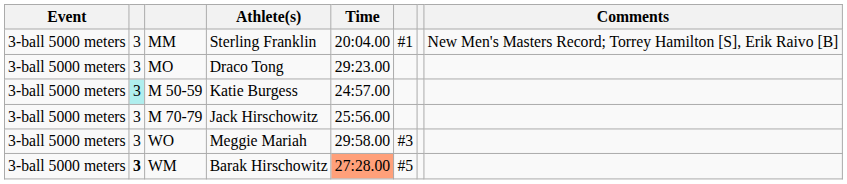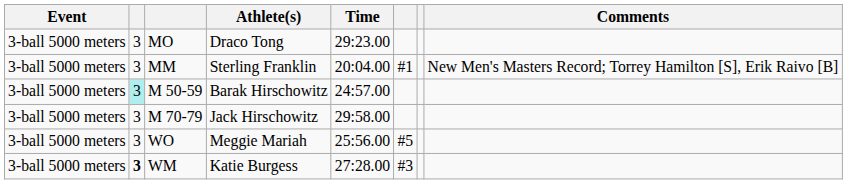rows swapped: (161, 66) <-> (162, 41)
(254, 91) Katie Burgess -> (269, 91) Barak Hirschowitz
(363, 116) 25:56.00 -> (363, 116) 29:58.00
(363, 141) 29:58.00 -> (363, 141) 25:56.00
(405, 141) #3 -> (405, 141) #5
(269, 166) Barak Hirschowitz -> (254, 166) Katie Burgess
(363, 166) lightsalmon background -> (363, 166) no background
(405, 166) #5 -> (405, 166) #3
